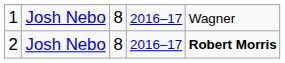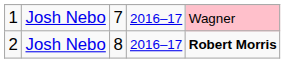(118, 17) 8 -> (118, 17) 7
(212, 18) no background -> (212, 18) pink background
